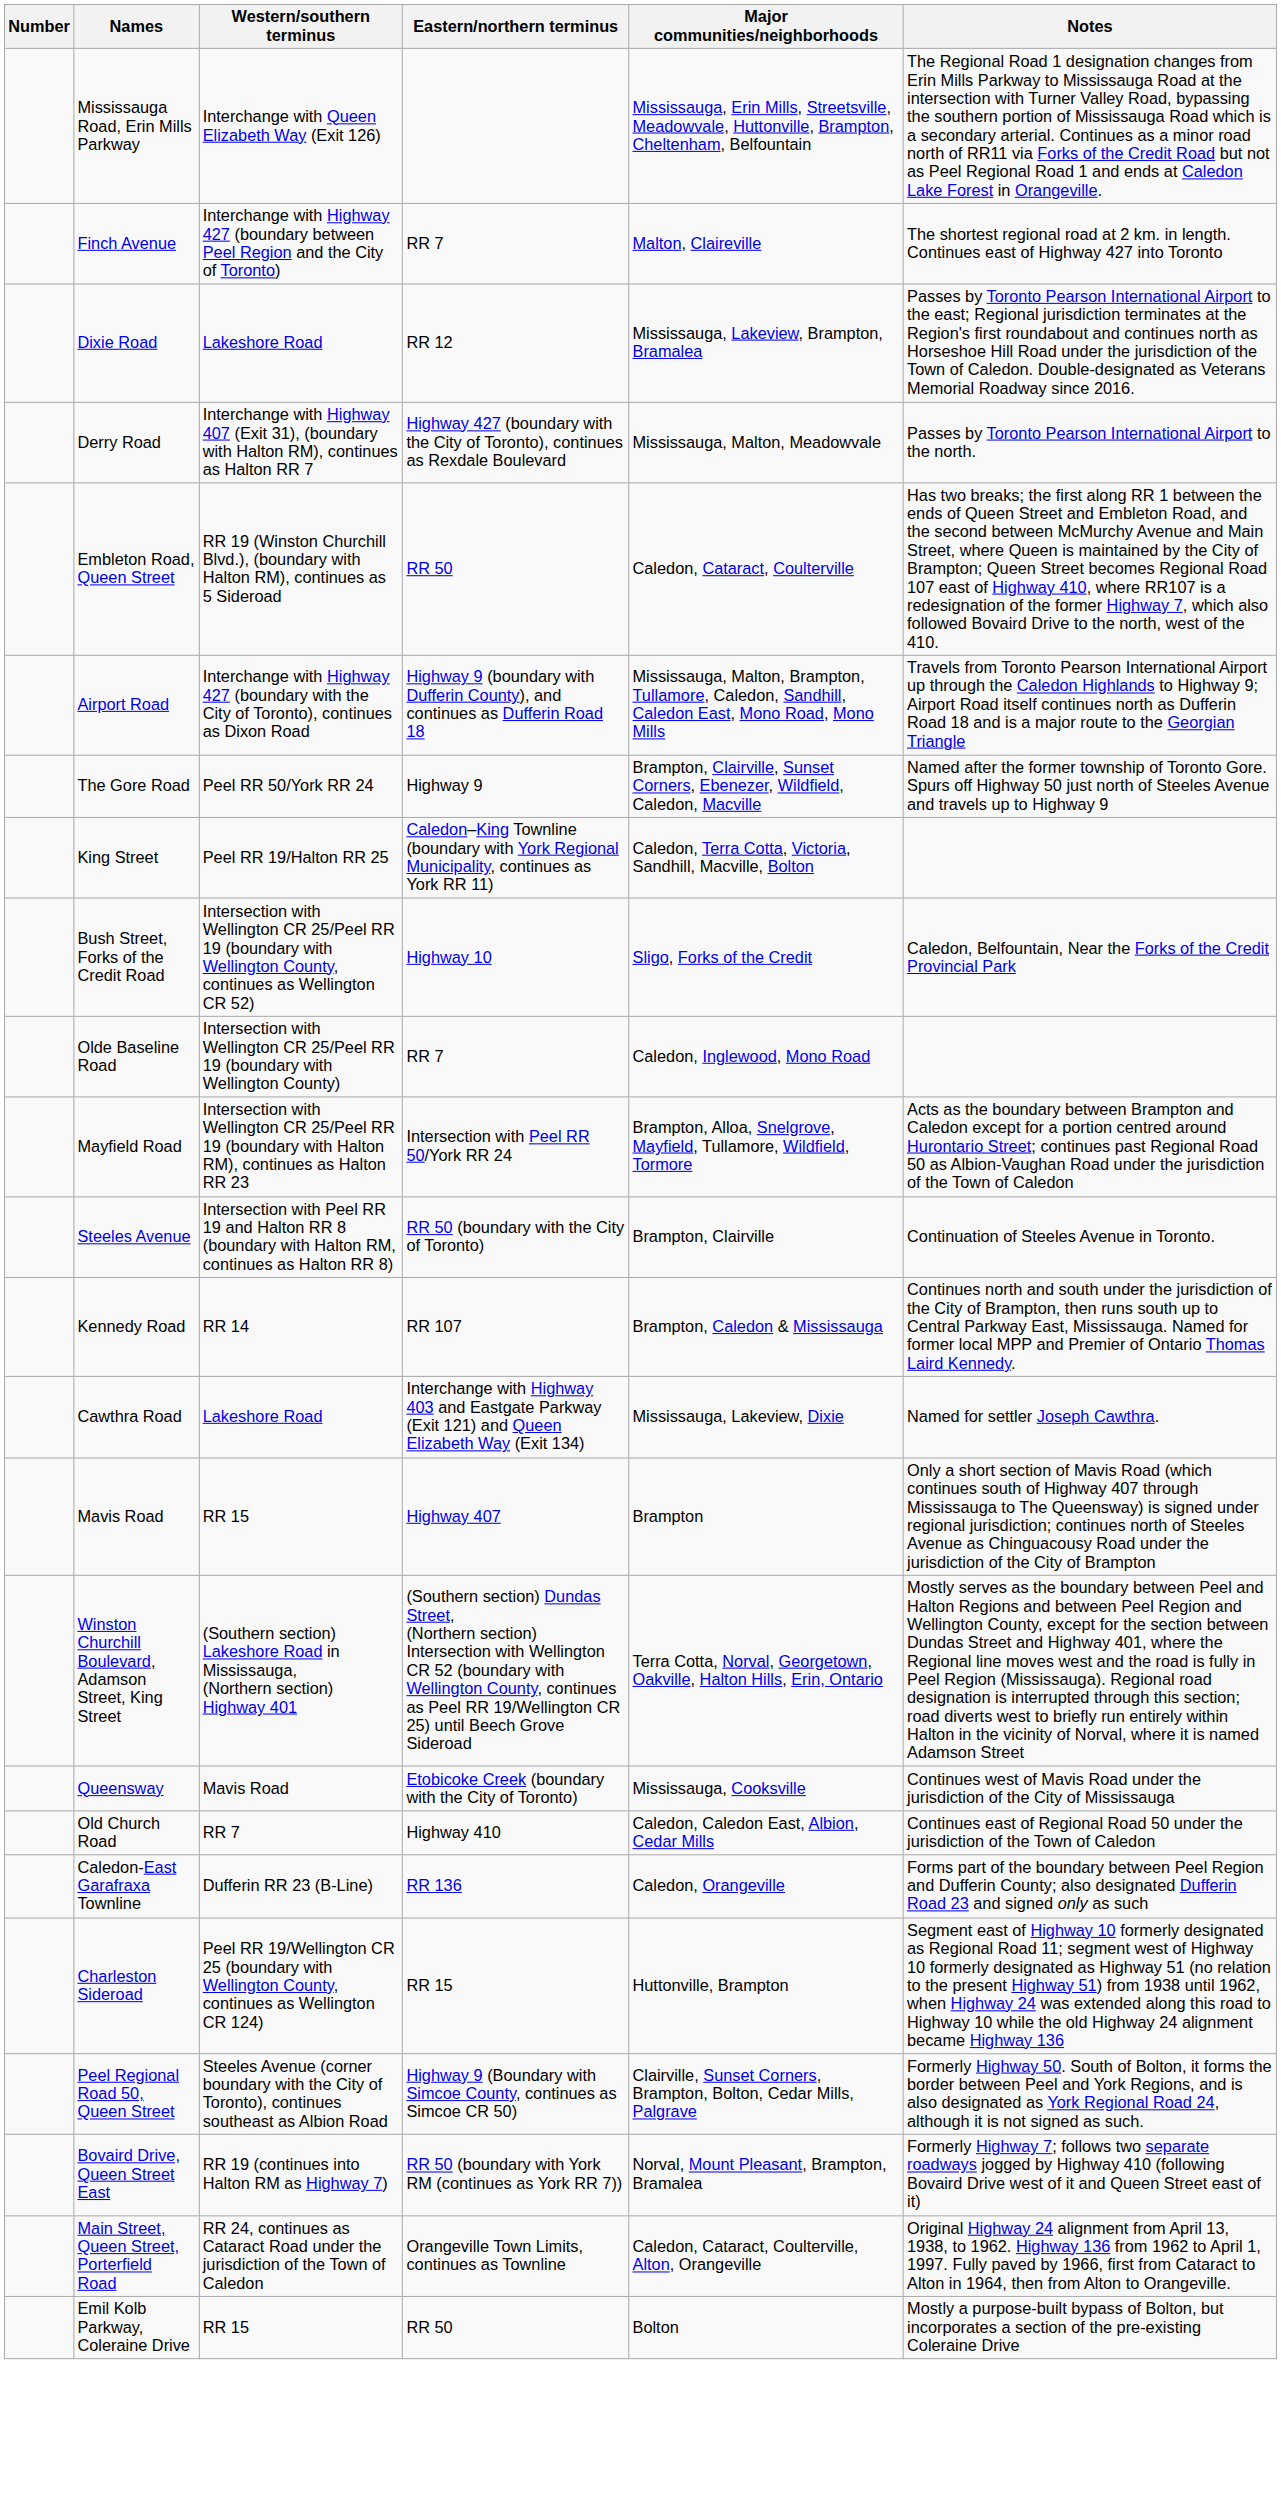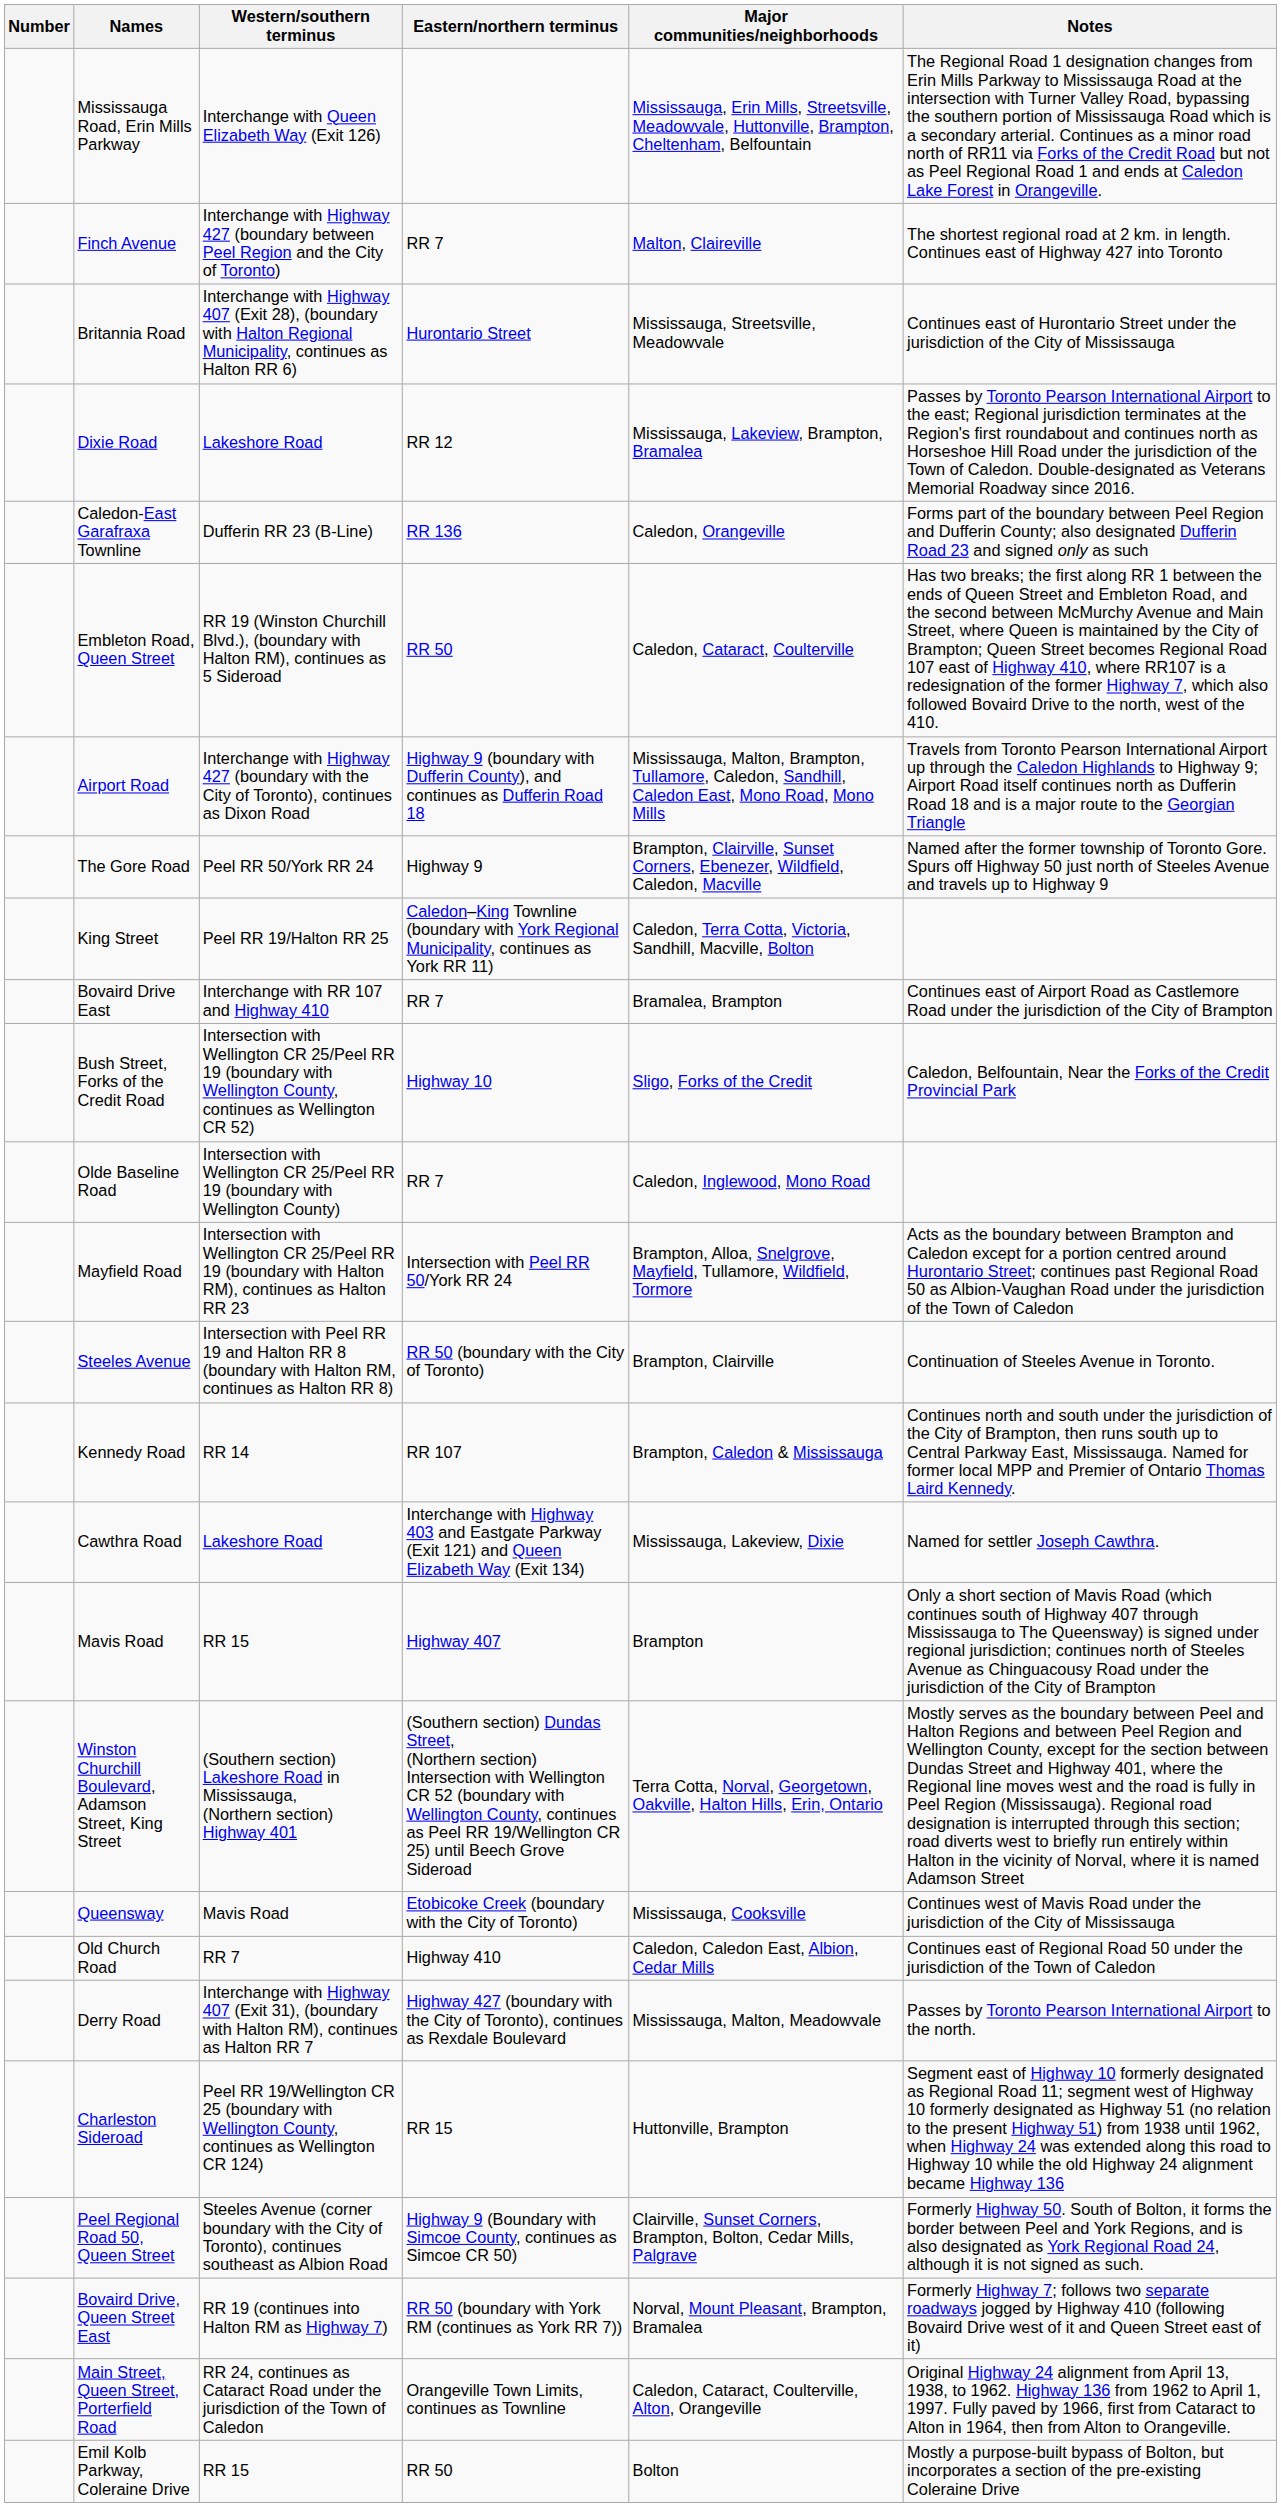+ row: (131, 333)
rows swapped: (119, 442) <-> (127, 1886)
+ row: (126, 1001)
